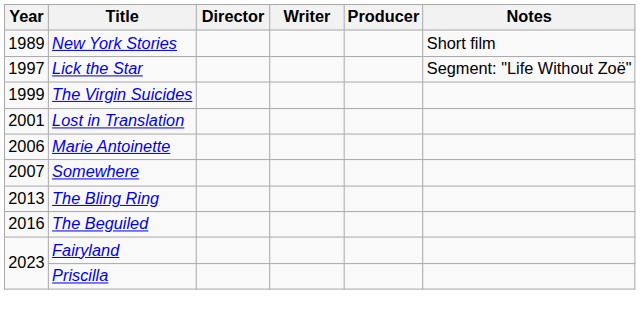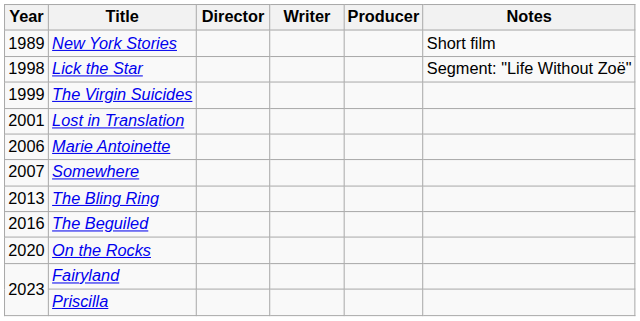(26, 69) 1997 -> (26, 69) 1998
+ row: (102, 250)
